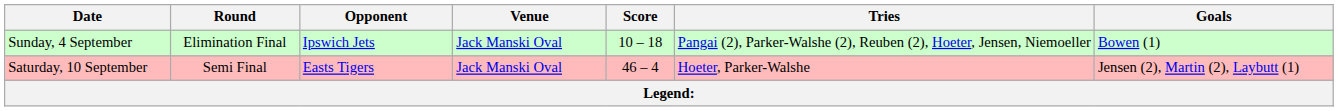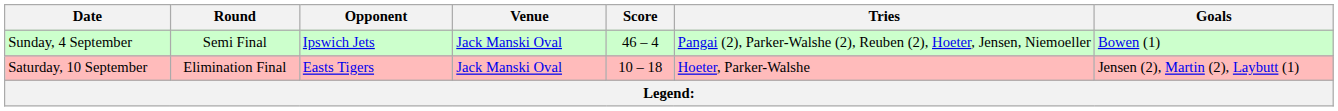(235, 42) Elimination Final -> (235, 42) Semi Final
(640, 42) 10 – 18 -> (640, 42) 46 – 4
(235, 67) Semi Final -> (235, 67) Elimination Final
(640, 67) 46 – 4 -> (640, 67) 10 – 18
